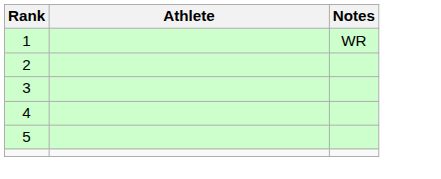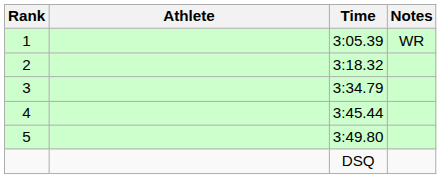+ column: (358, 16)
